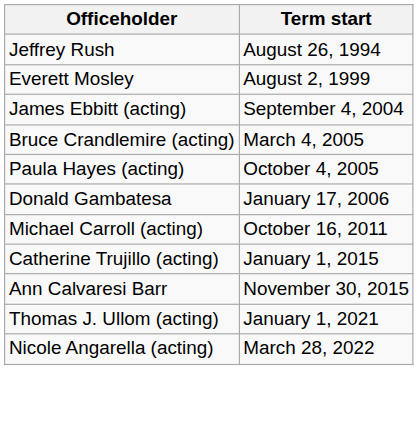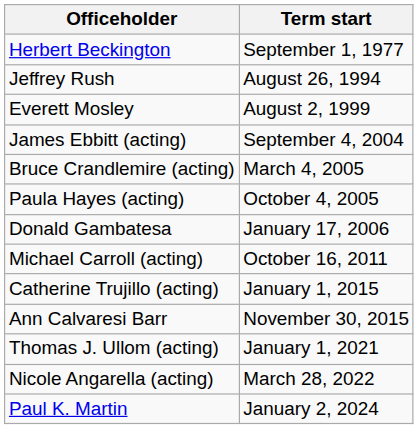+ row: (90, 49)
+ row: (68, 408)
